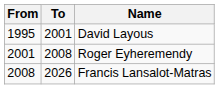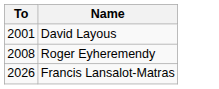- column: (23, 14)
